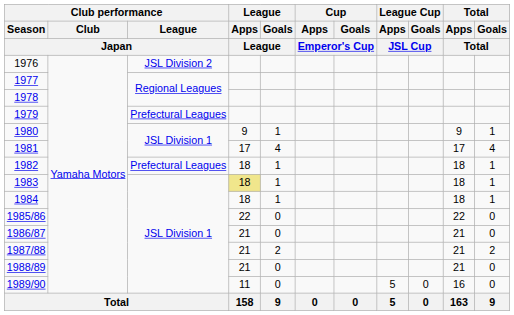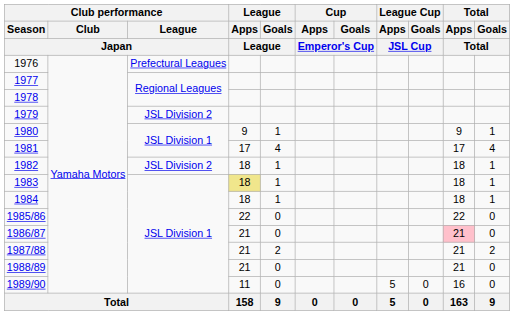(178, 64) JSL Division 2 -> (178, 64) Prefectural Leagues
(178, 115) Prefectural Leagues -> (178, 115) JSL Division 2
(178, 166) Prefectural Leagues -> (178, 166) JSL Division 2
(459, 234) no background -> (459, 234) pink background
